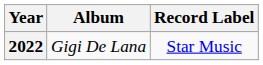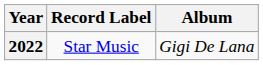columns swapped: (99, 18) <-> (204, 18)
